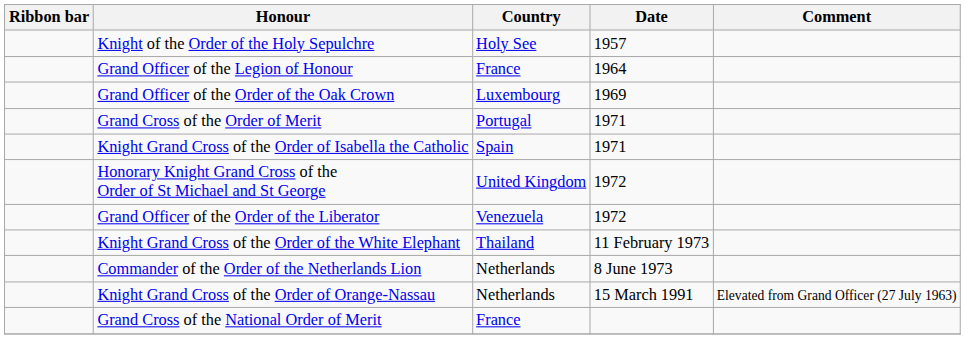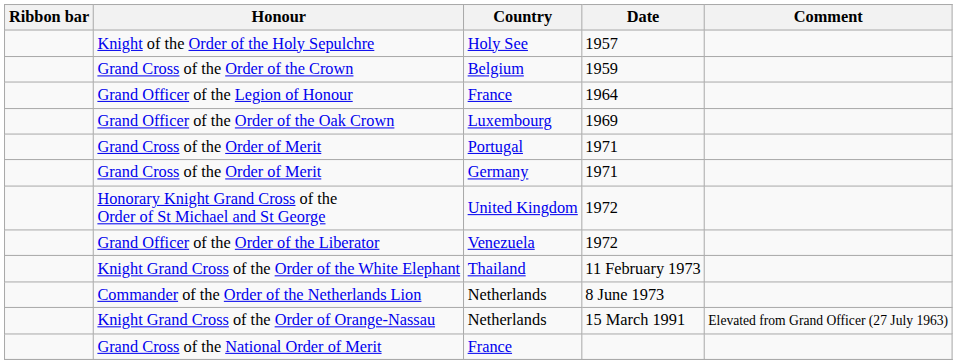+ row: (225, 69)
- row: (283, 146)
+ row: (209, 172)
